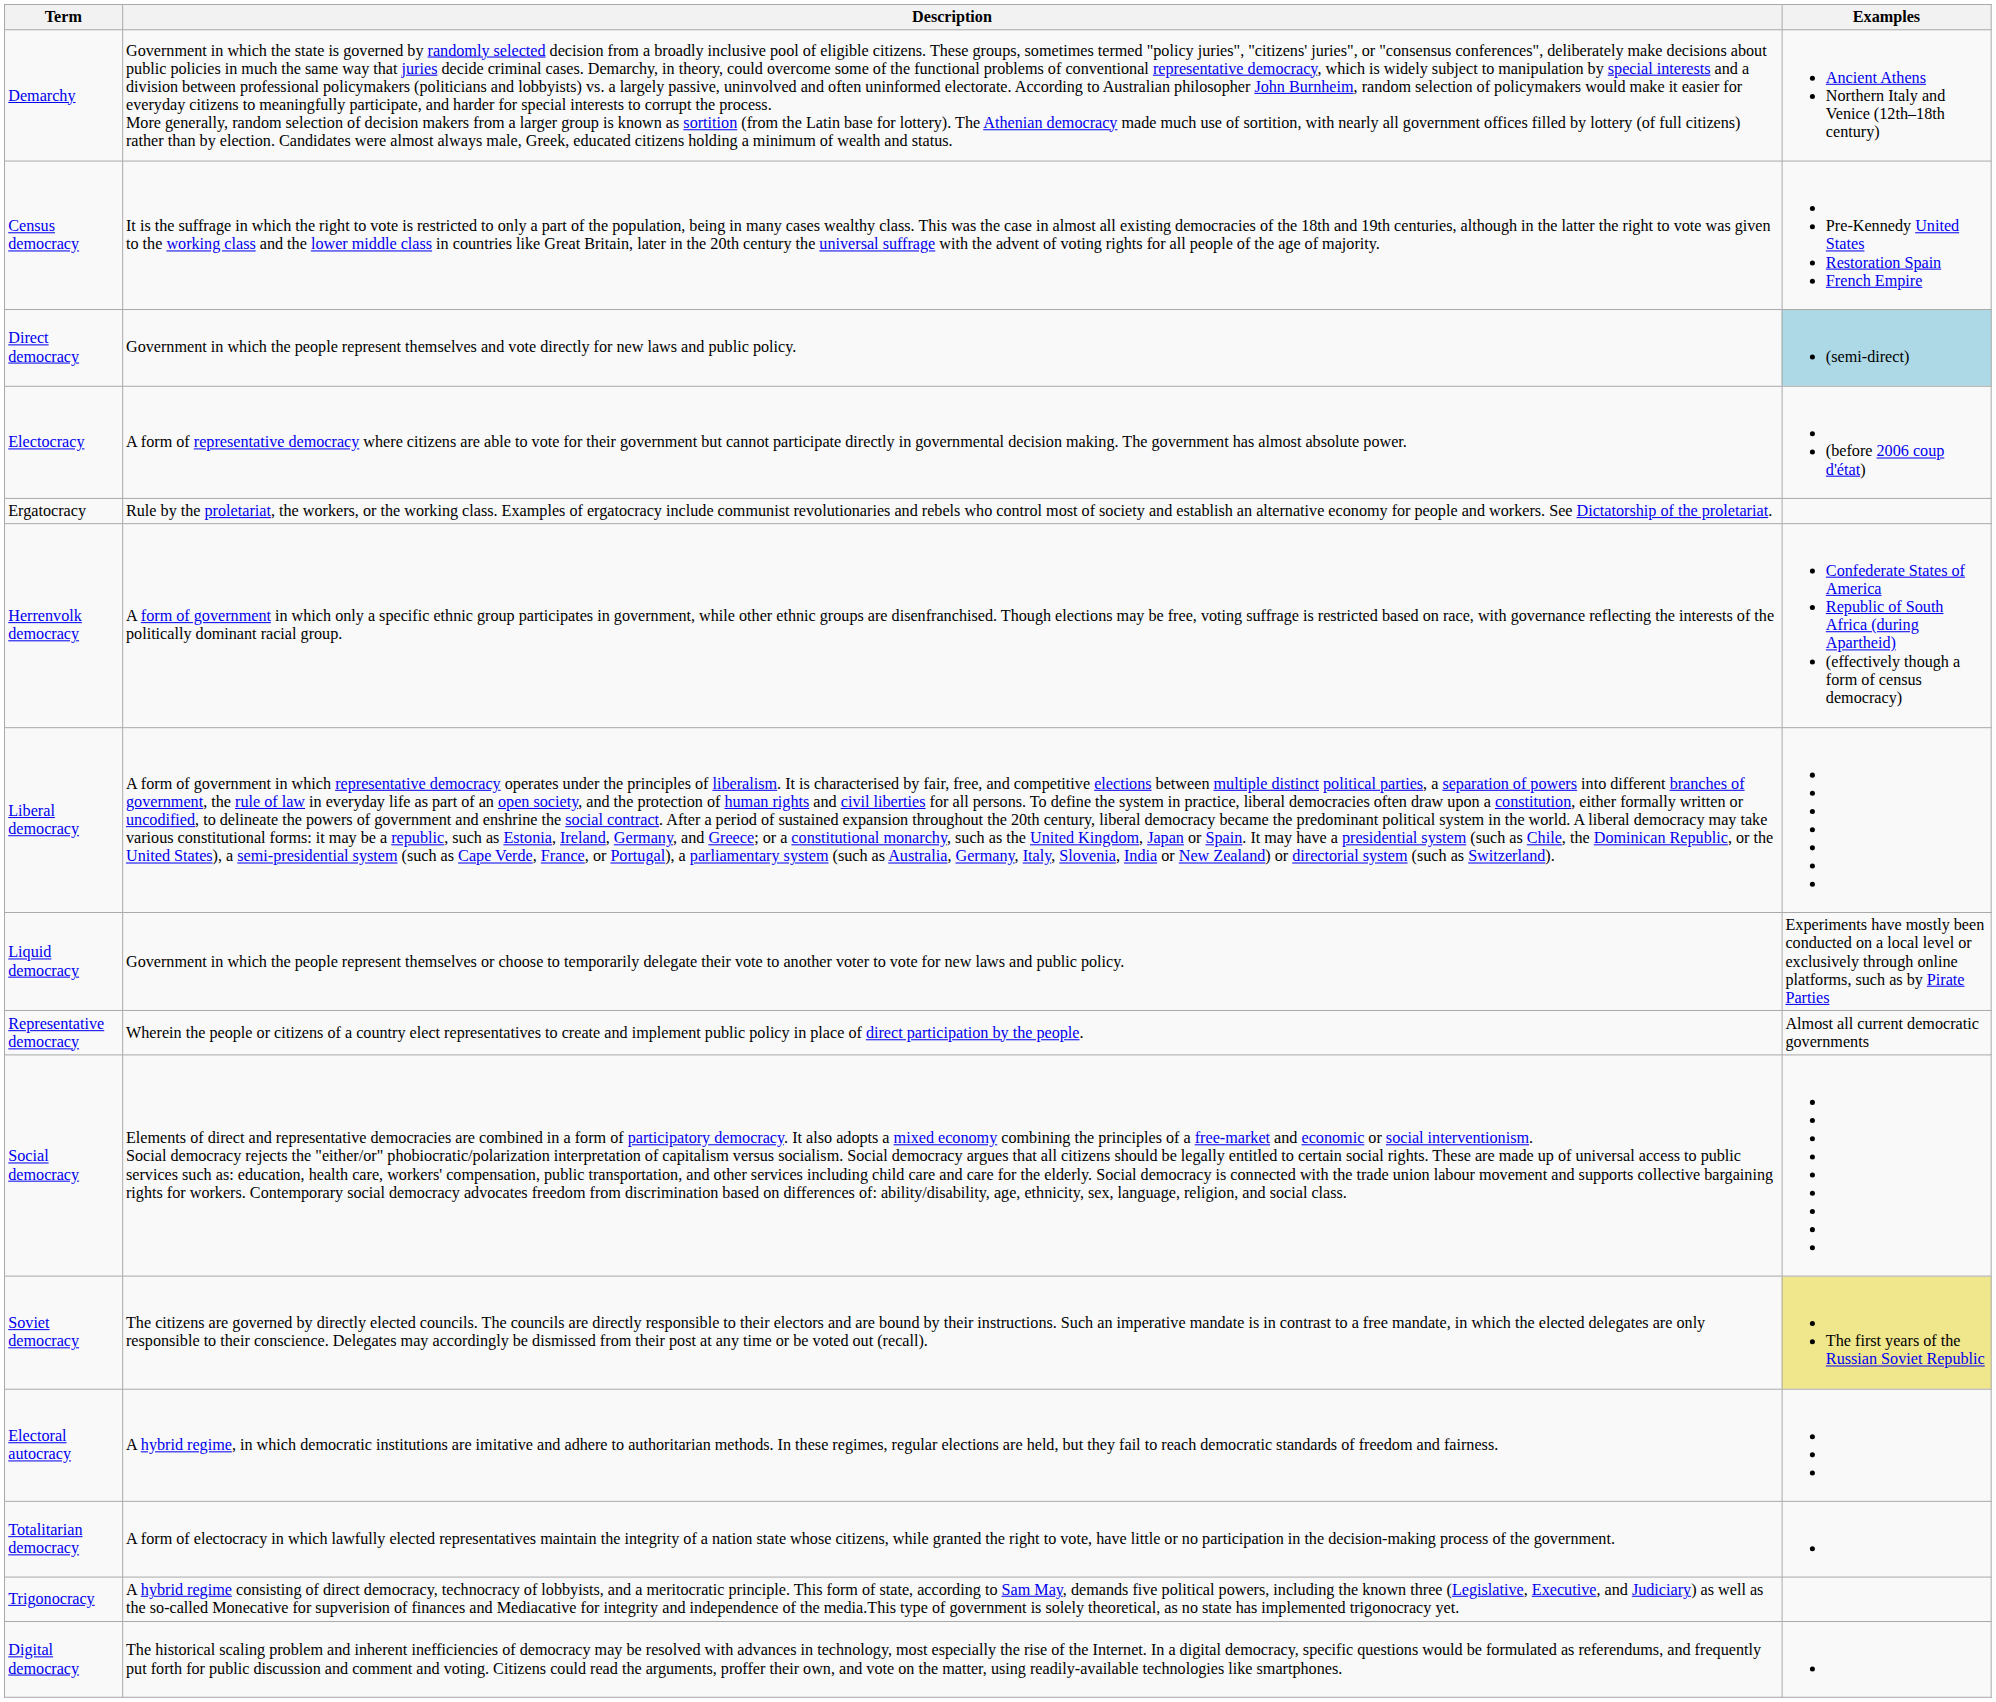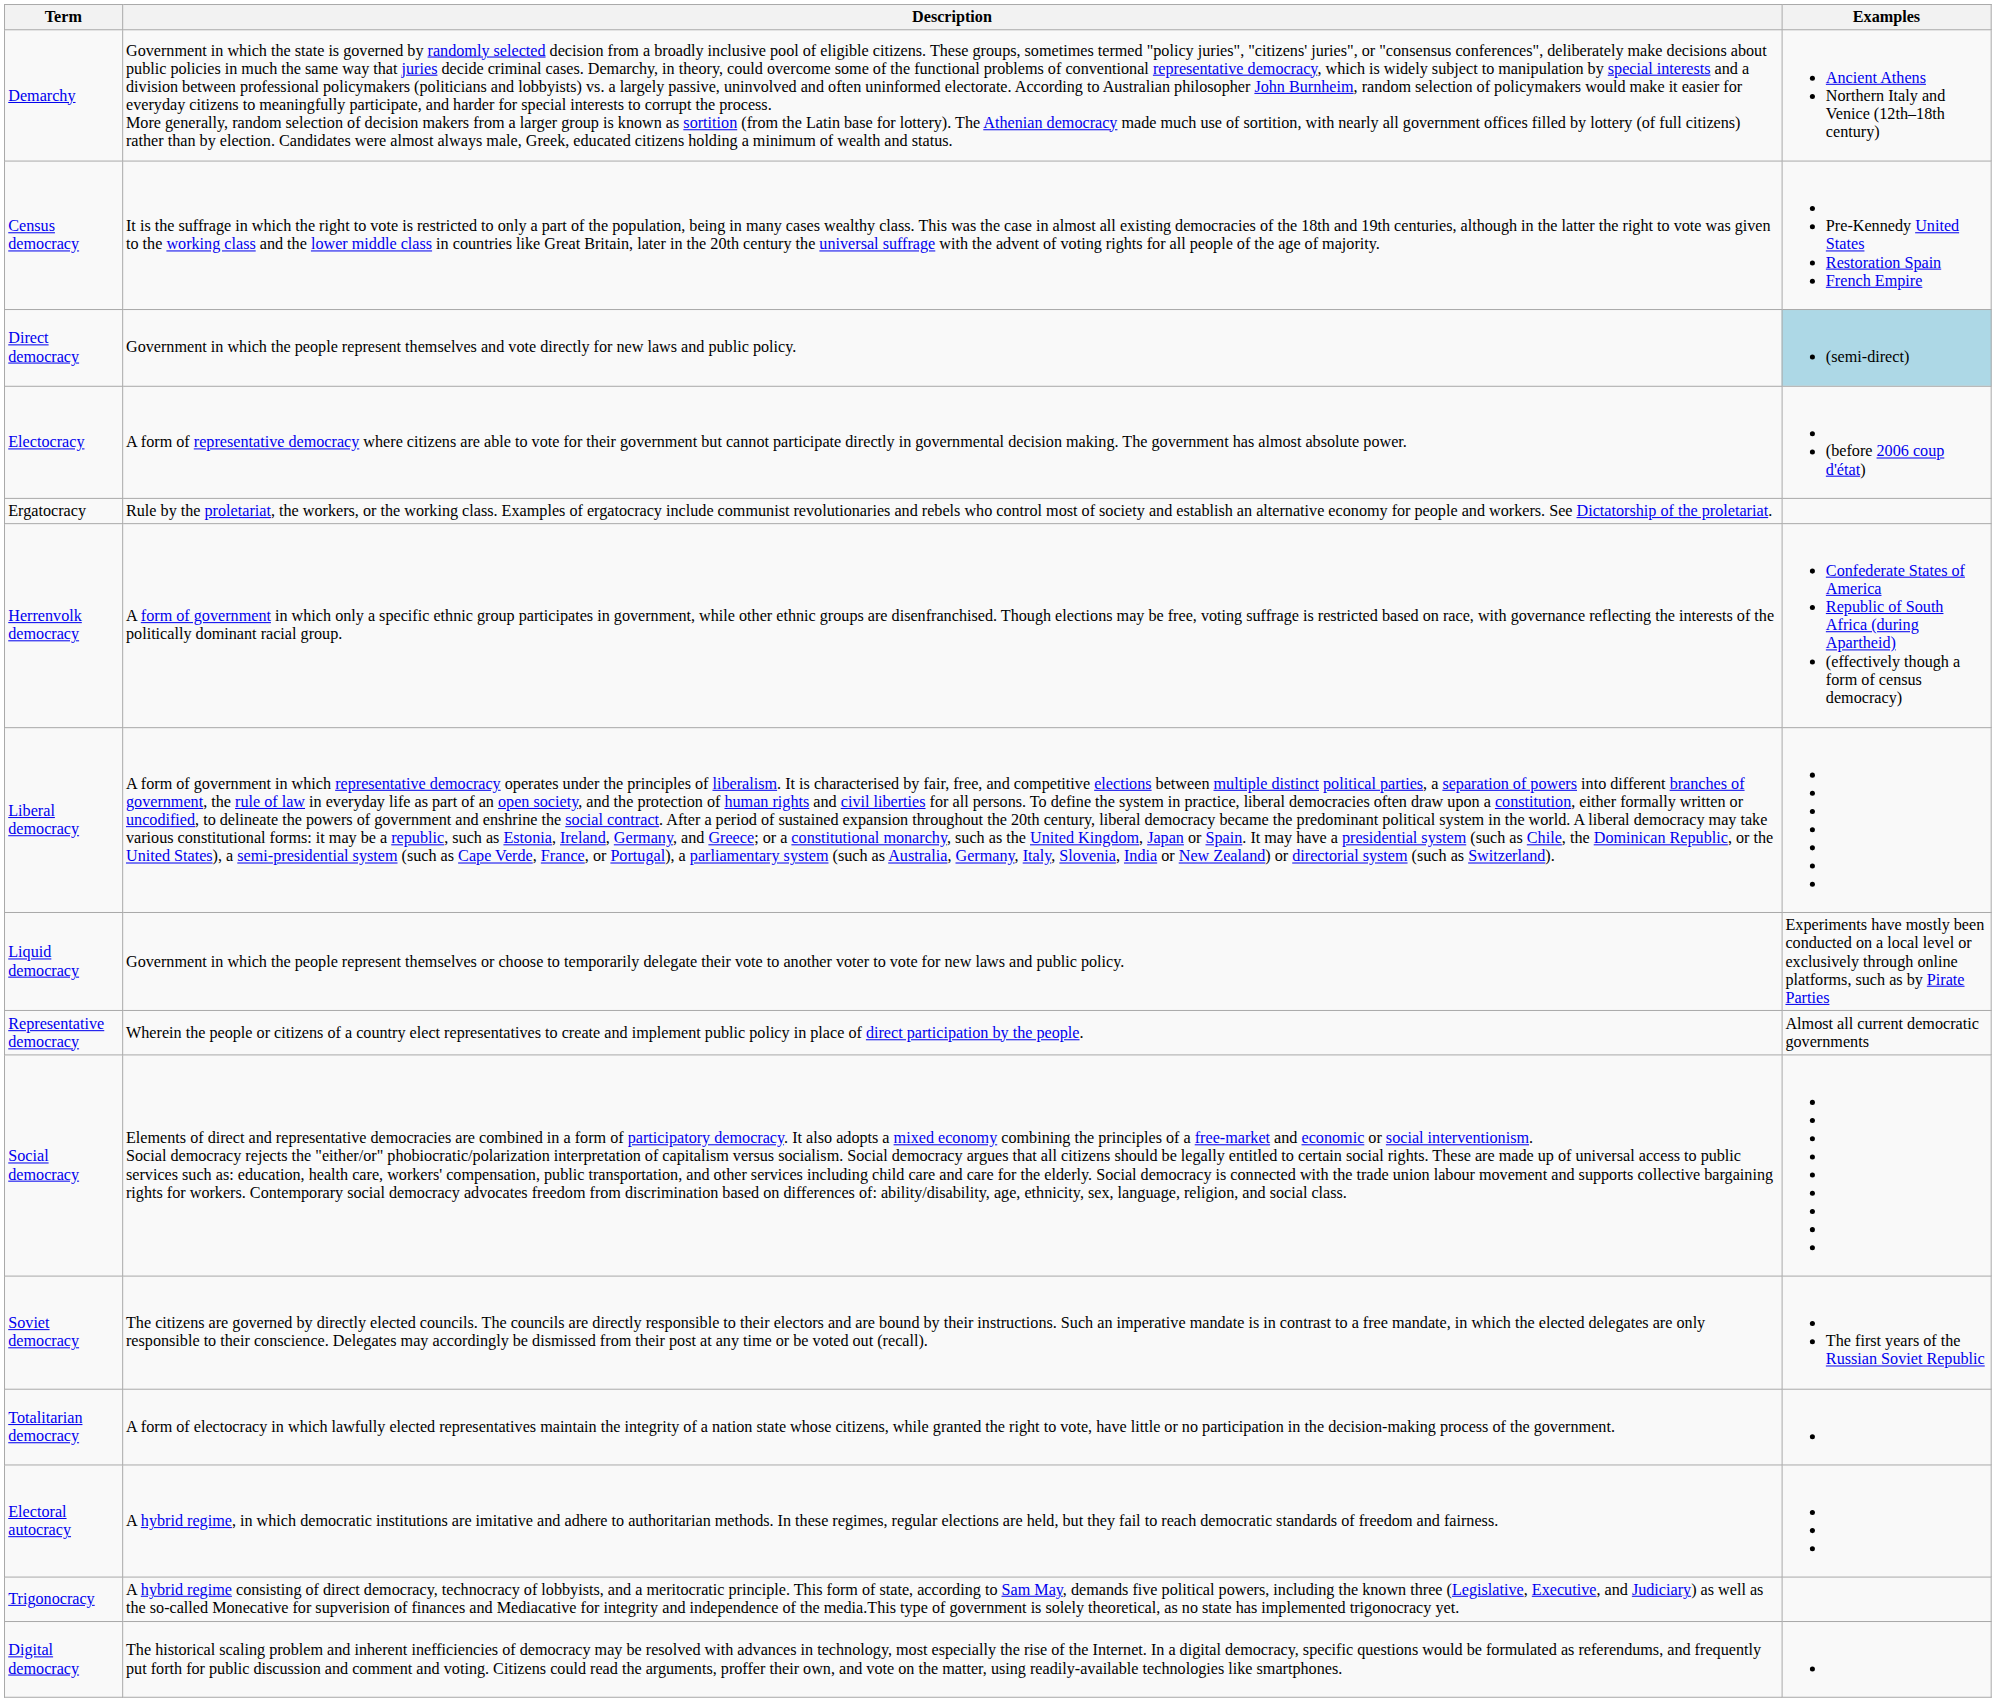(1886, 1342) khaki background -> (1886, 1342) no background
rows swapped: (45, 1539) <-> (40, 1444)
